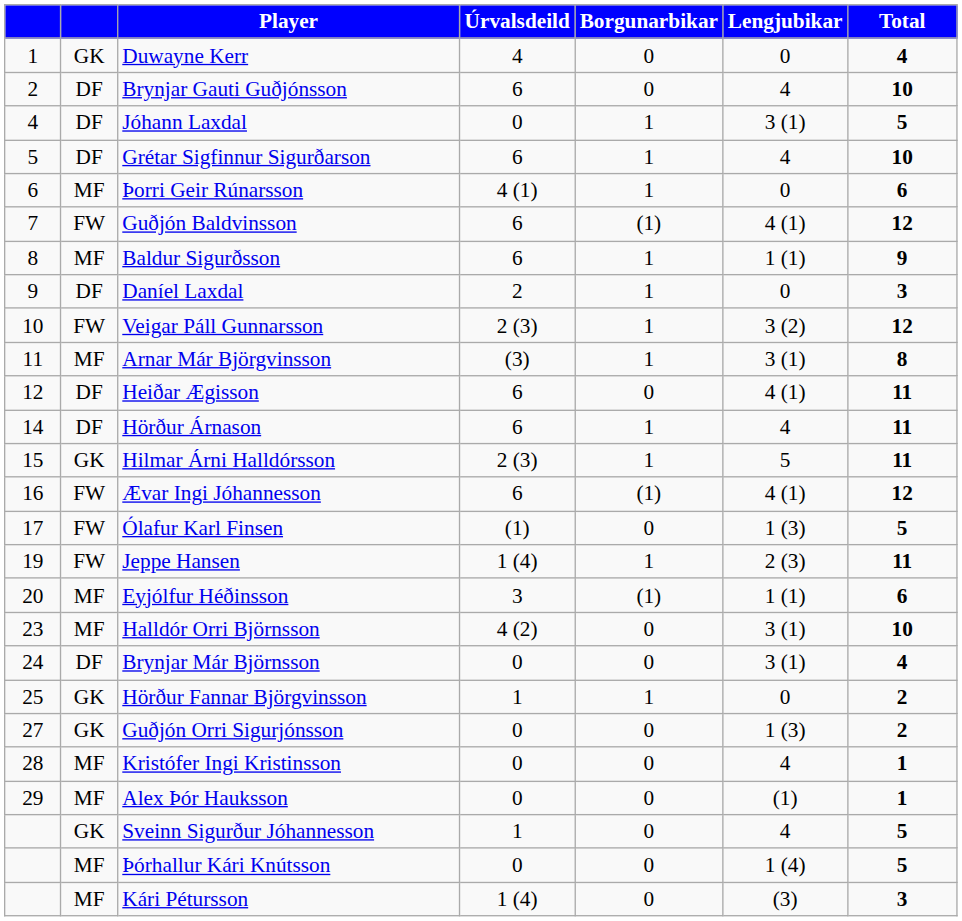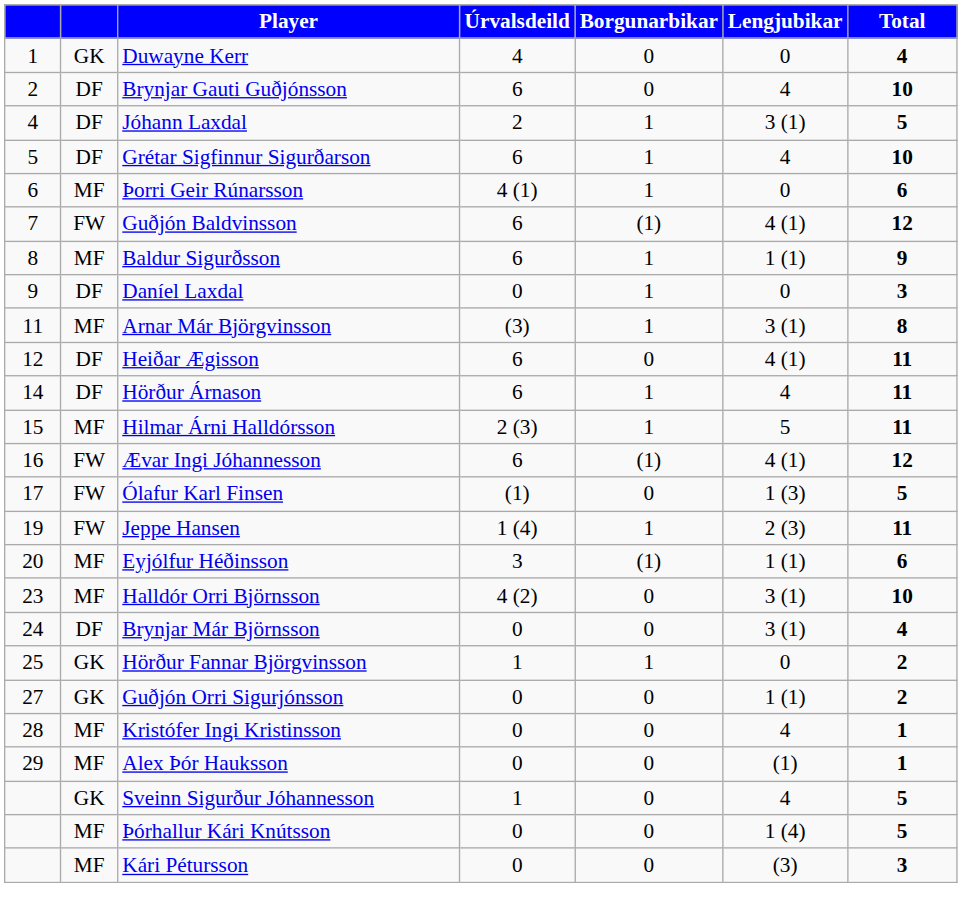(517, 122) 0 -> (517, 122) 2
(517, 291) 2 -> (517, 291) 0
- row: (223, 325)
(89, 460) GK -> (89, 426) MF
(785, 730) 1 (3) -> (785, 696) 1 (1)
(517, 898) 1 (4) -> (517, 865) 0
